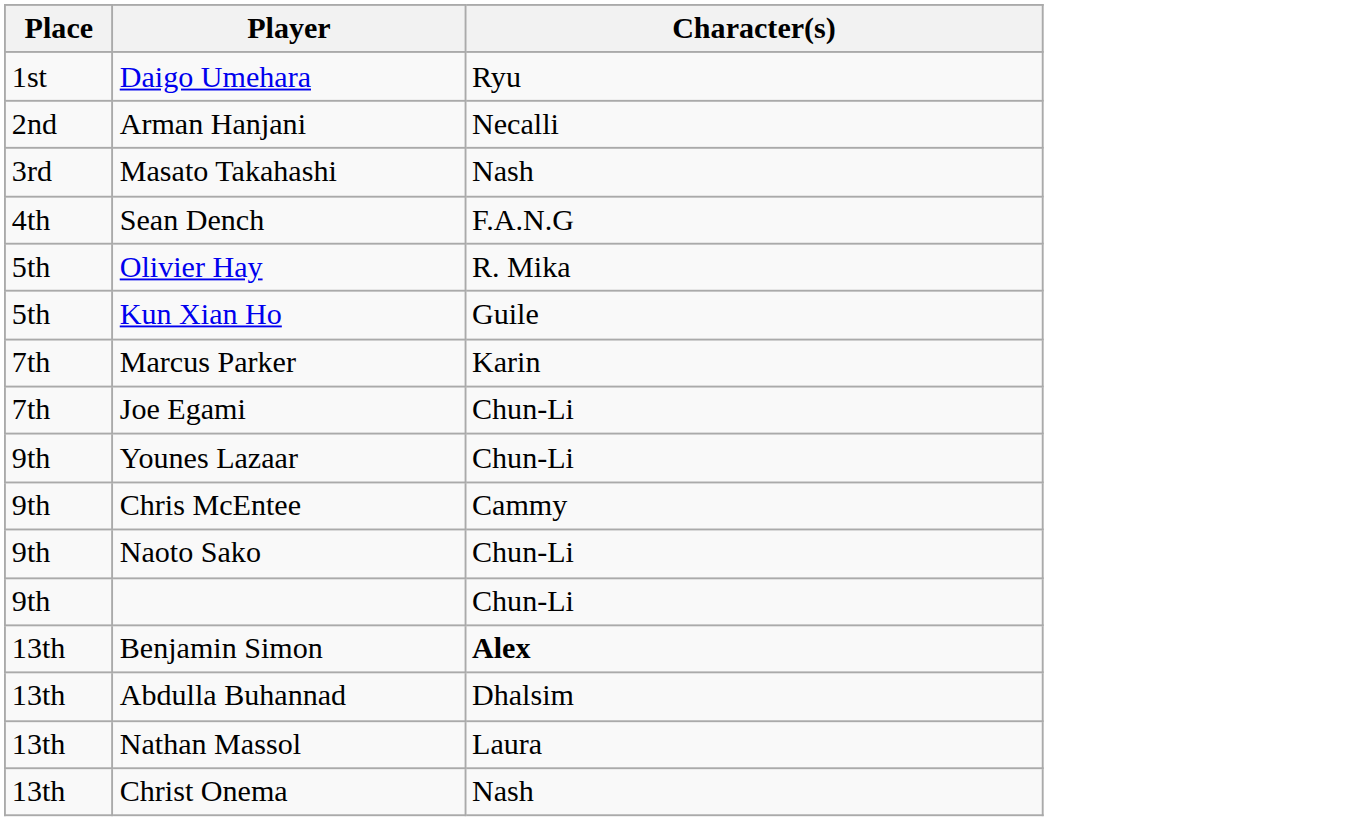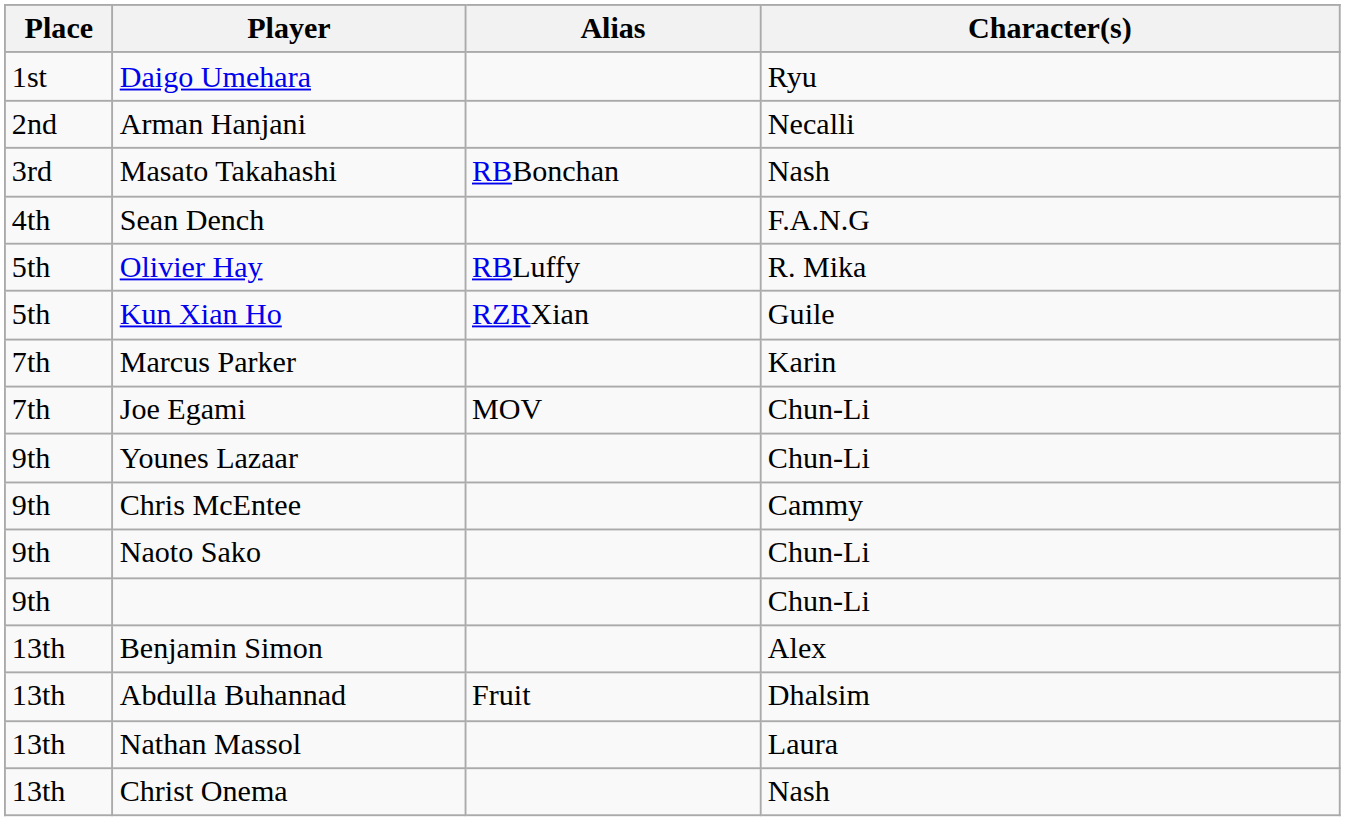+ column: (613, 28)
(501, 648) bold -> (797, 648) normal
